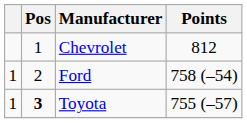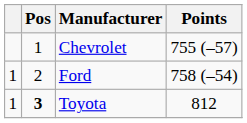(204, 47) 812 -> (204, 47) 755 (–57)
(204, 103) 755 (–57) -> (204, 103) 812
